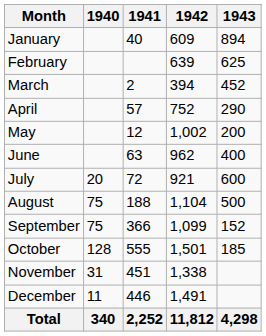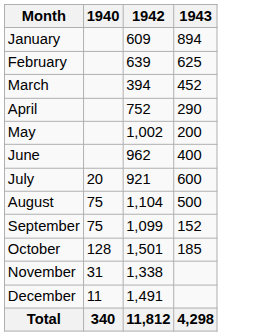- column: (145, 16)
